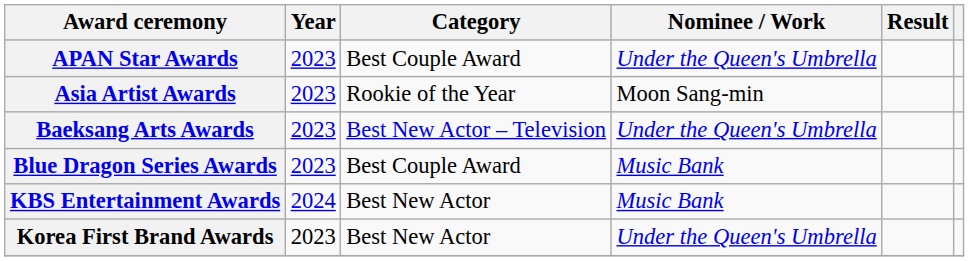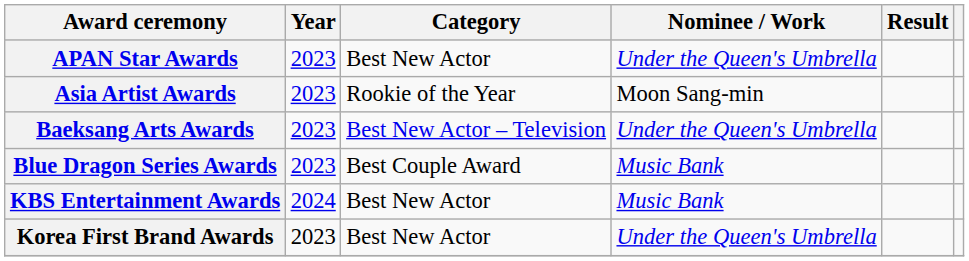(433, 58) Best Couple Award -> (418, 58) Best New Actor
